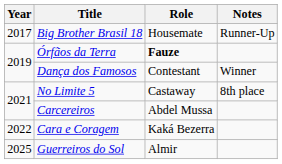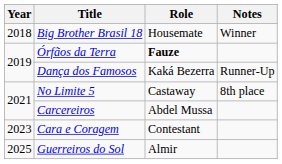(19, 33) 2017 -> (19, 33) 2018
(247, 33) Runner-Up -> (238, 33) Winner
(174, 71) Contestant -> (181, 71) Kaká Bezerra
(238, 71) Winner -> (247, 71) Runner-Up
(19, 129) 2022 -> (19, 129) 2023
(181, 129) Kaká Bezerra -> (174, 129) Contestant
